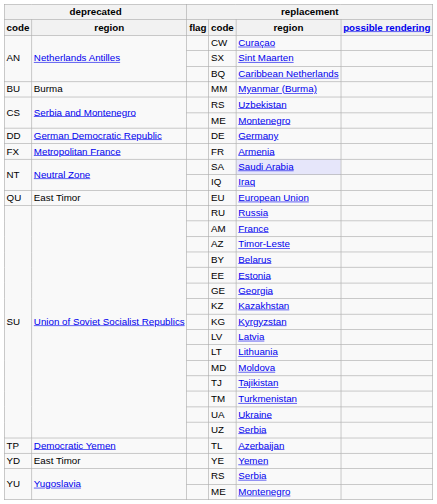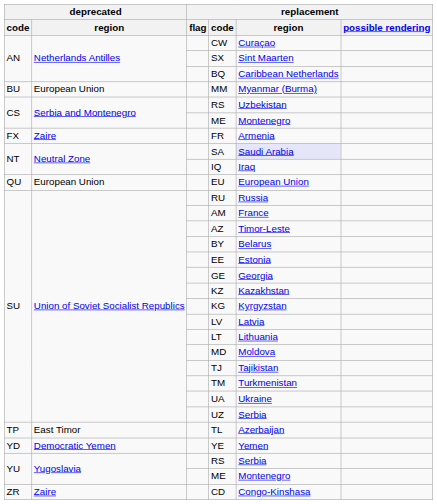(48, 89) Burma -> (69, 89) European Union
- row: (14, 136)
(77, 151) Metropolitan France -> (45, 136) Zaire
(57, 197) East Timor -> (69, 182) European Union
(75, 445) Democratic Yemen -> (57, 430) East Timor
(57, 461) East Timor -> (75, 445) Democratic Yemen
+ row: (13, 492)
